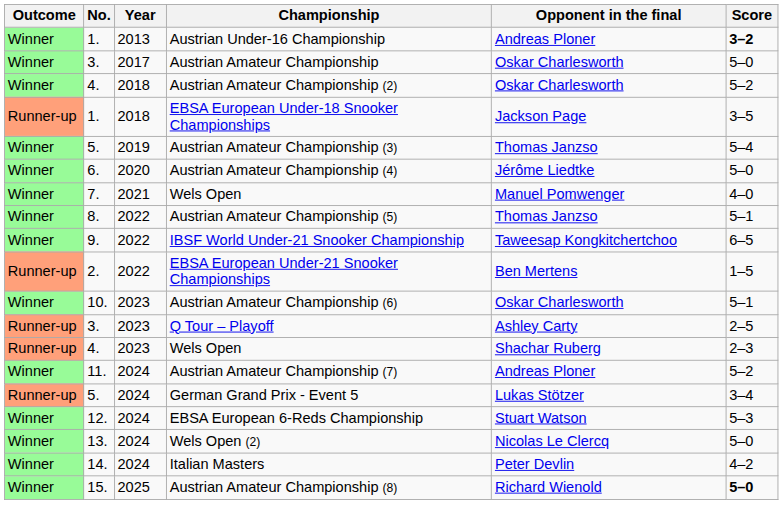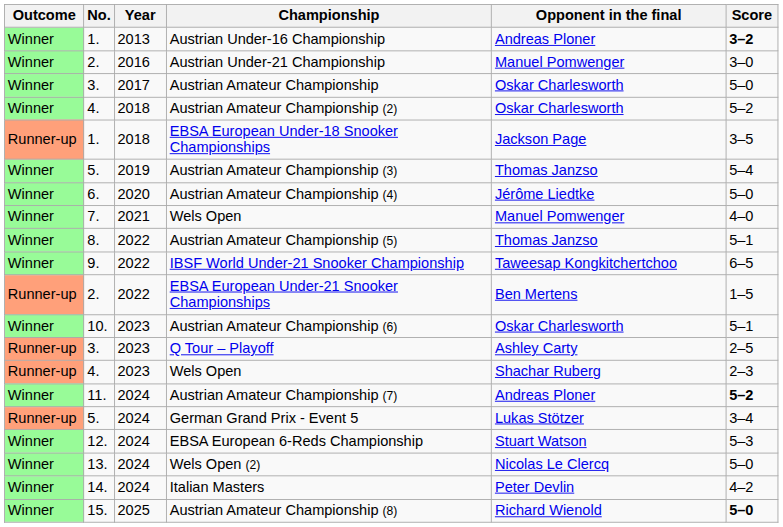+ row: (93, 62)
(741, 372) normal -> (741, 395) bold
